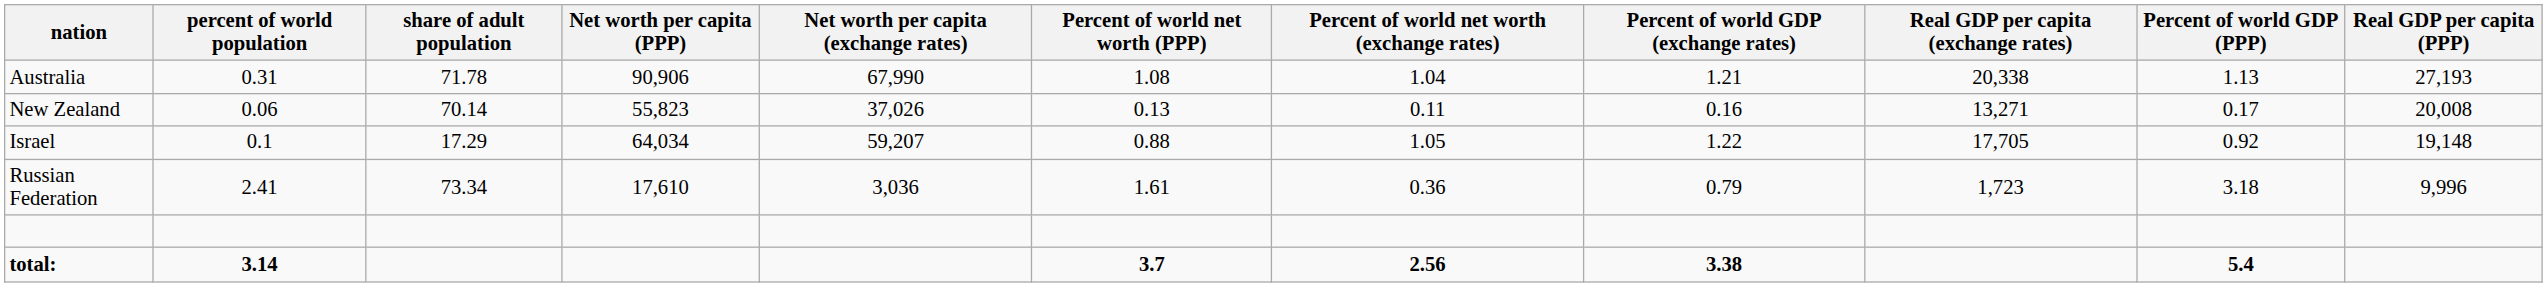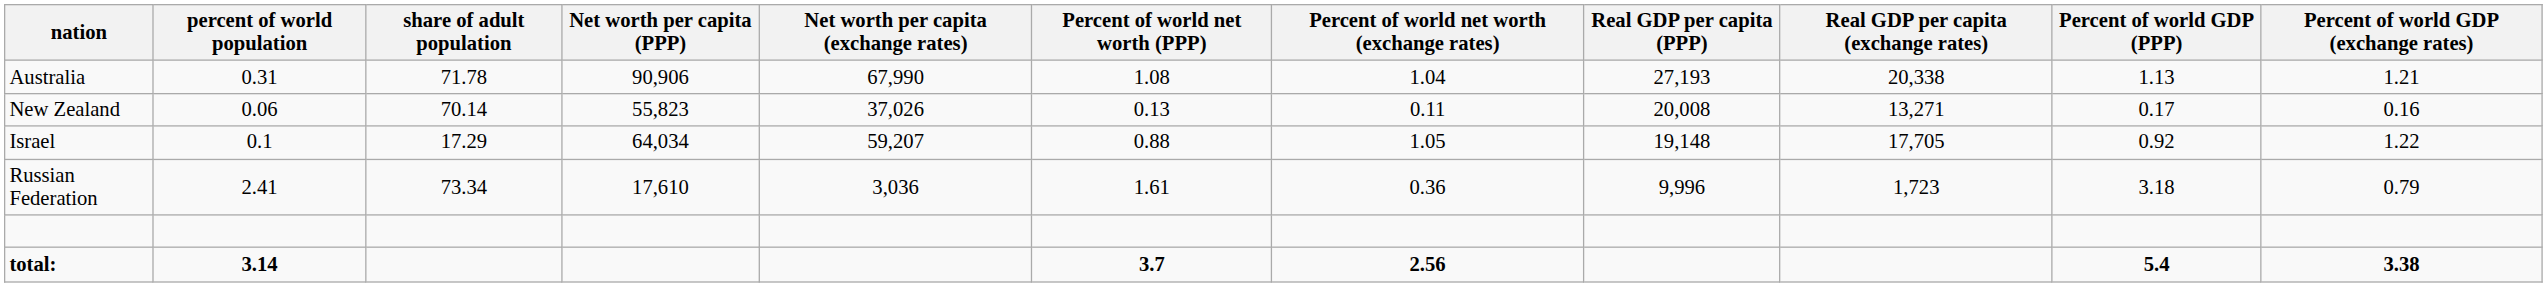columns swapped: (2444, 32) <-> (1724, 32)
